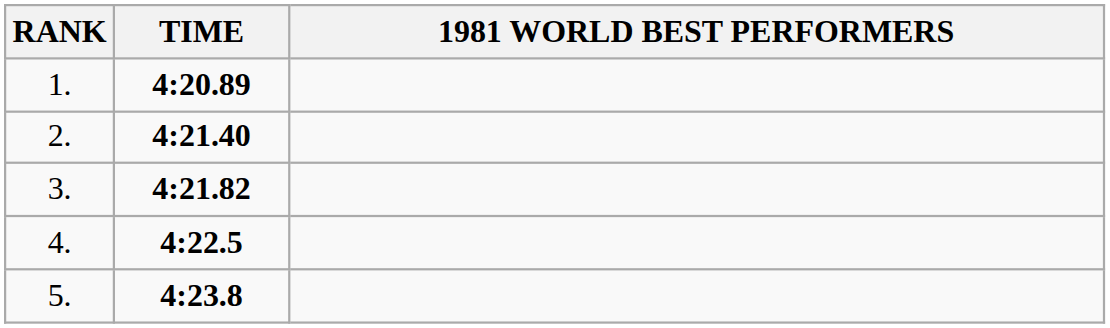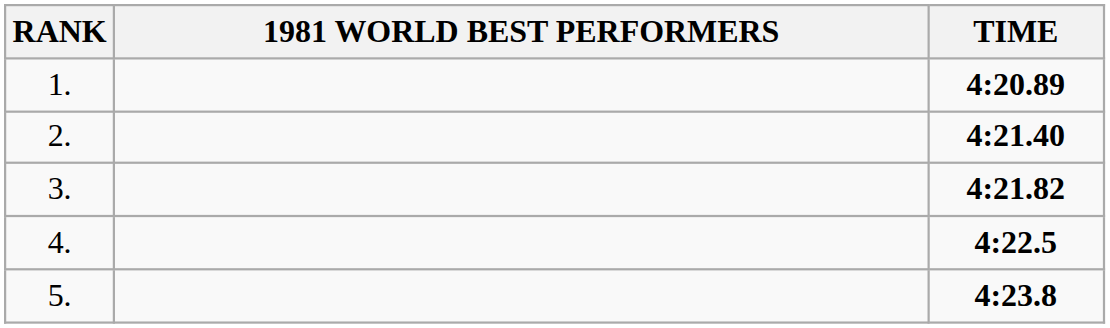columns swapped: (696, 31) <-> (202, 31)
